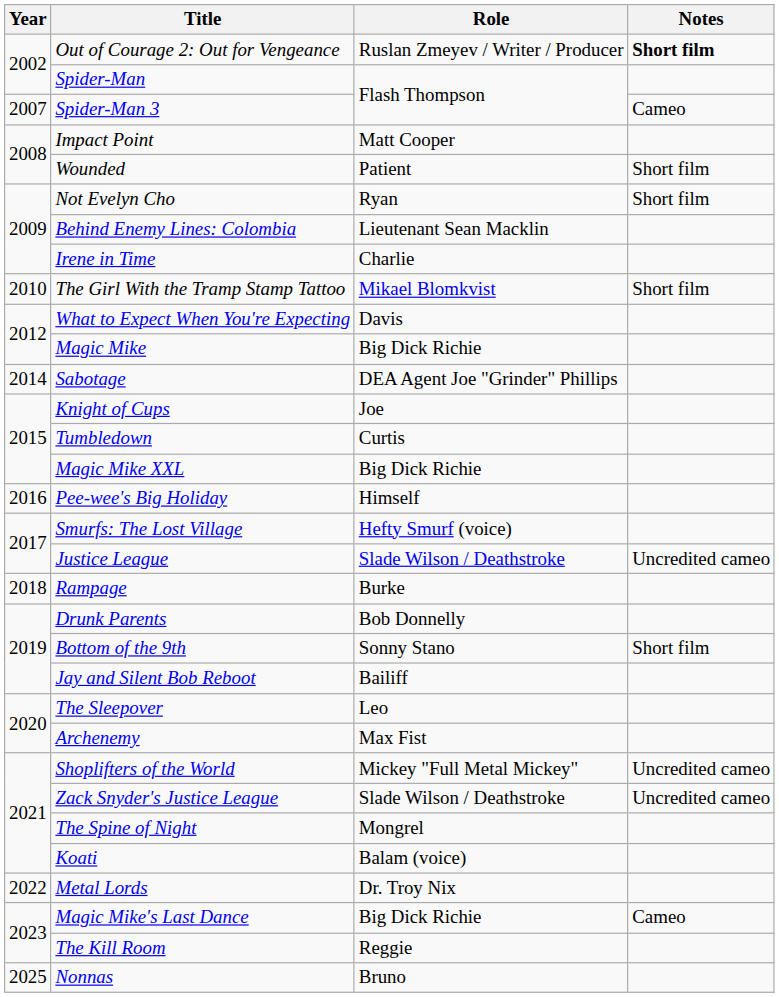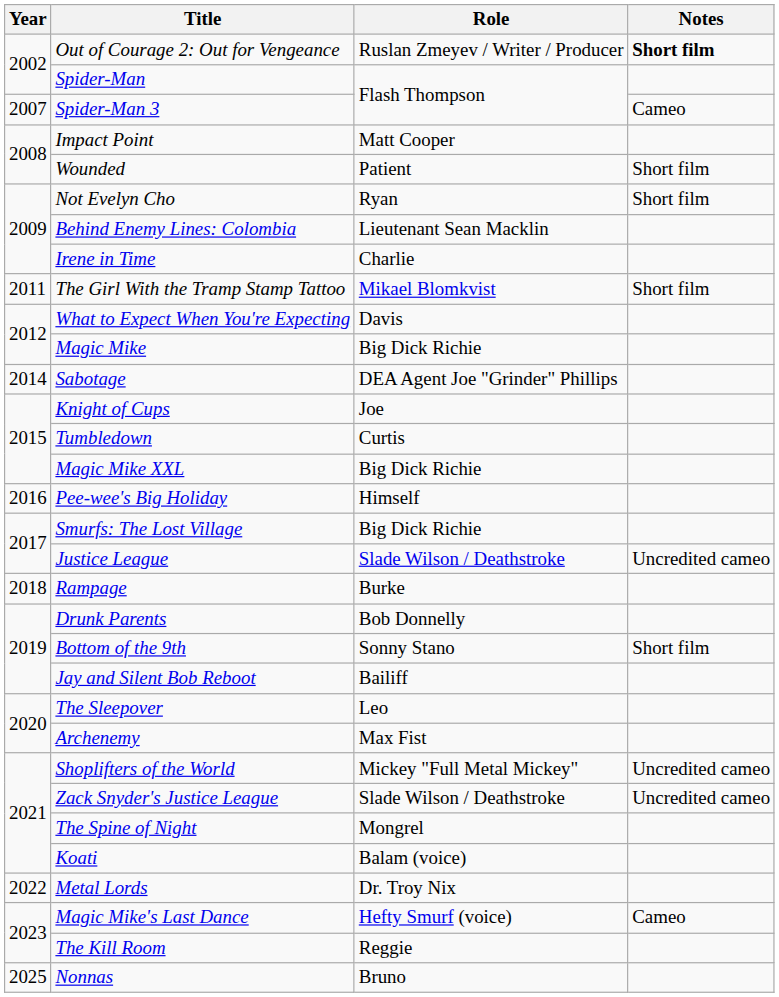(28, 288) 2010 -> (27, 288) 2011
(435, 528) Hefty Smurf (voice) -> (420, 528) Big Dick Richie
(420, 917) Big Dick Richie -> (435, 917) Hefty Smurf (voice)
